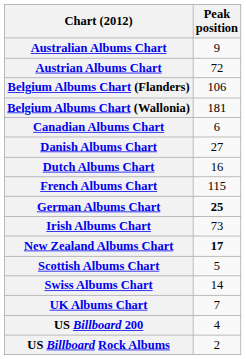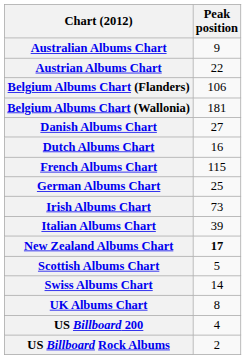(217, 68) 72 -> (217, 68) 22
- row: (99, 127)
(217, 206) bold -> (217, 186) normal
+ row: (99, 226)
(217, 305) 7 -> (217, 305) 8
